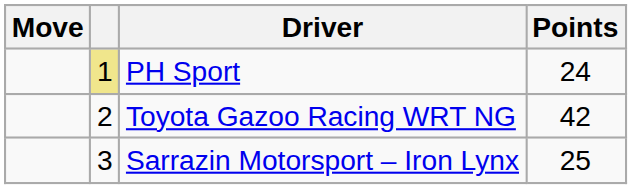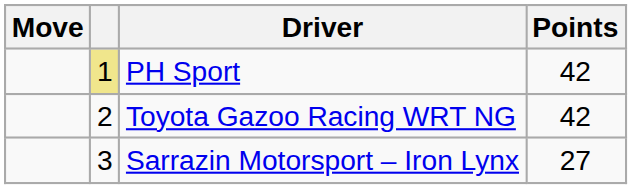(575, 71) 24 -> (575, 71) 42
(575, 160) 25 -> (575, 160) 27
